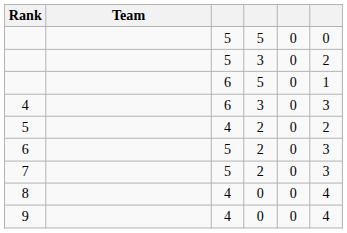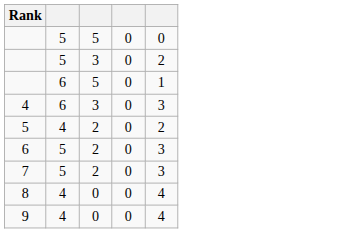- column: (129, 15)
